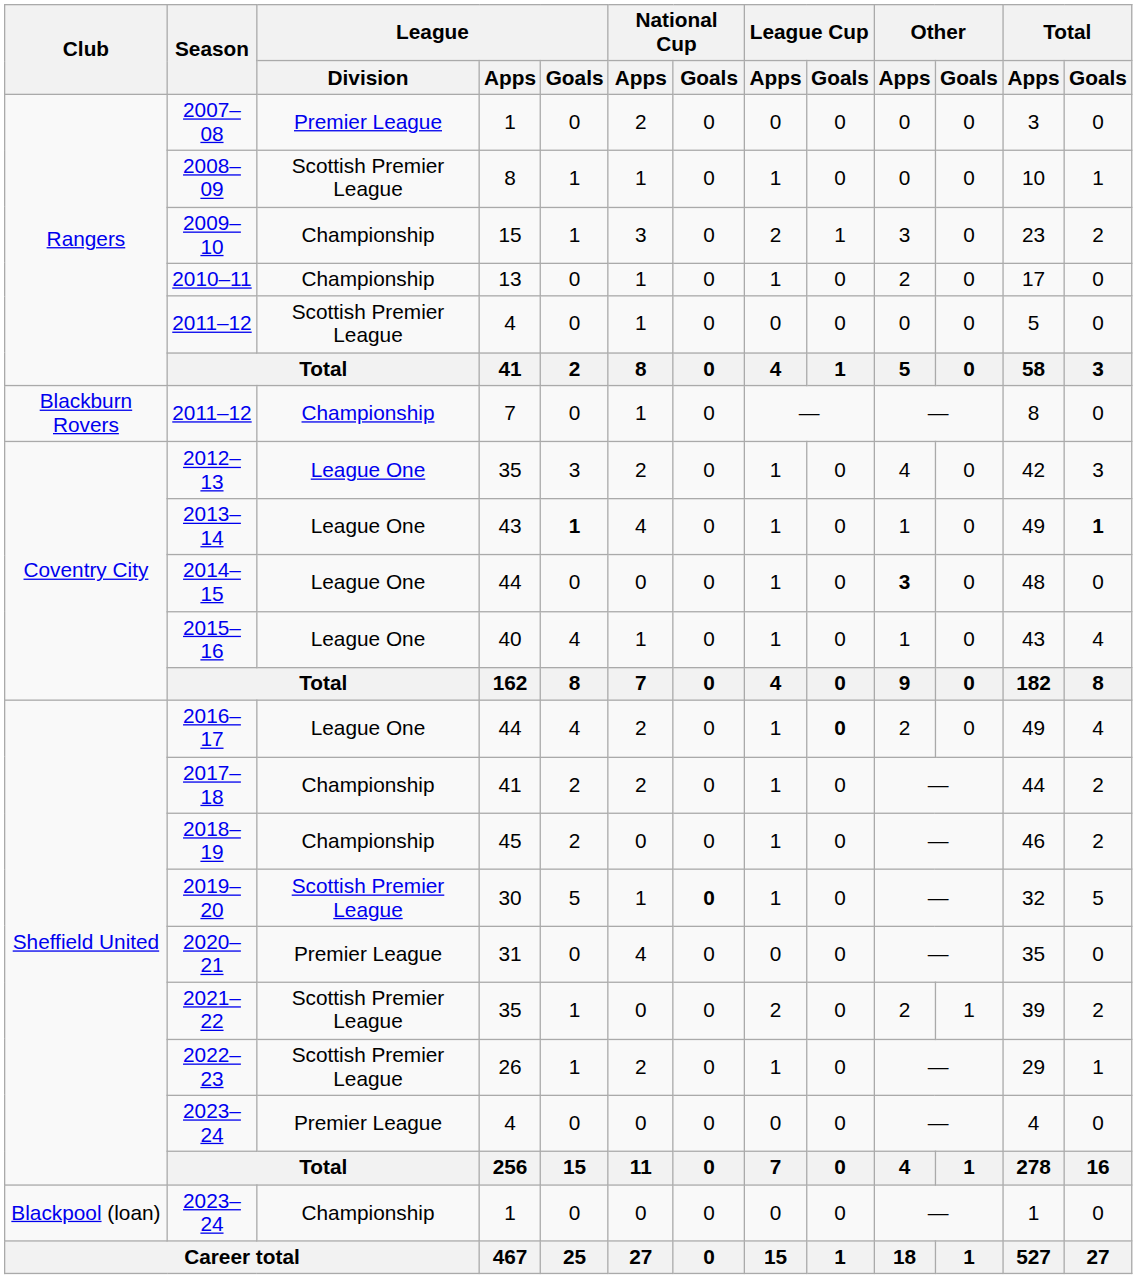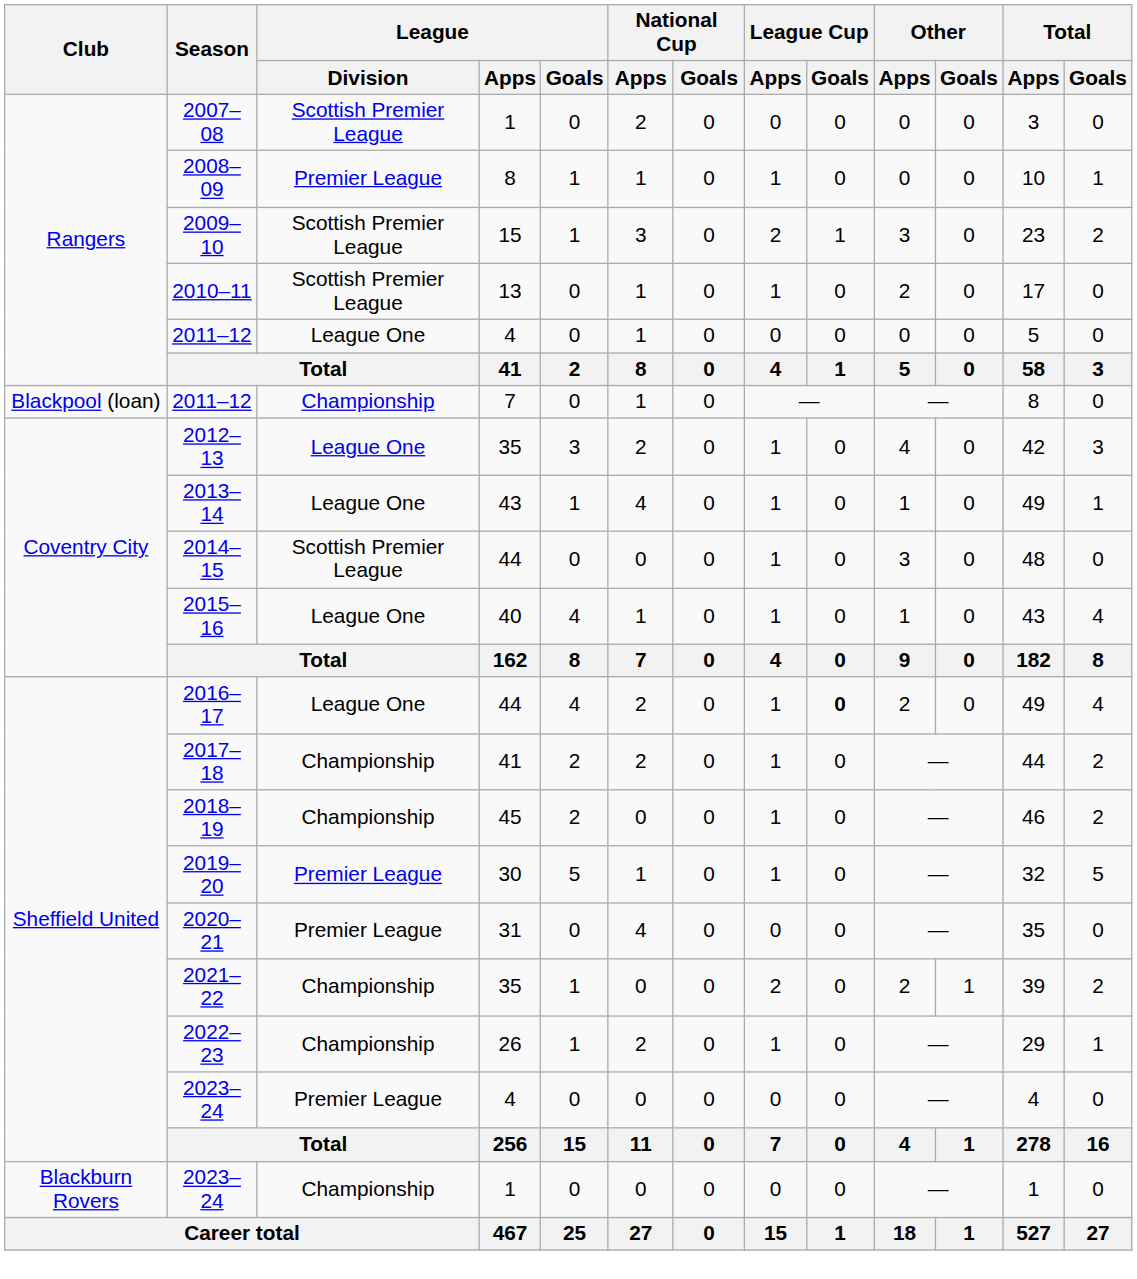(368, 122) Premier League -> (368, 122) Scottish Premier League
(368, 178) Scottish Premier League -> (368, 178) Premier League
(368, 234) Championship -> (368, 234) Scottish Premier League
(368, 279) Championship -> (368, 291) Scottish Premier League
(368, 324) Scottish Premier League -> (368, 335) League One
(86, 413) Blackburn Rovers -> (86, 401) Blackpool (loan)
(575, 526) bold -> (575, 502) normal
(1098, 526) bold -> (1098, 502) normal
(368, 582) League One -> (368, 559) Scottish Premier League
(905, 582) bold -> (905, 559) normal
(368, 897) Scottish Premier League -> (368, 874) Premier League
(709, 897) bold -> (709, 874) normal
(368, 1010) Scottish Premier League -> (368, 987) Championship
(368, 1066) Scottish Premier League -> (368, 1043) Championship
(86, 1212) Blackpool (loan) -> (86, 1189) Blackburn Rovers
